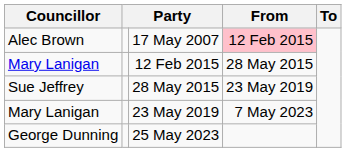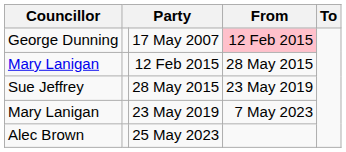(46, 40) Alec Brown -> (63, 40) George Dunning
(63, 135) George Dunning -> (46, 135) Alec Brown
